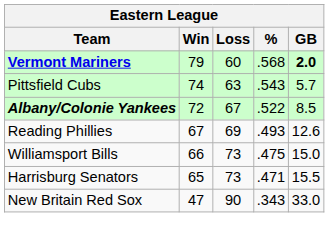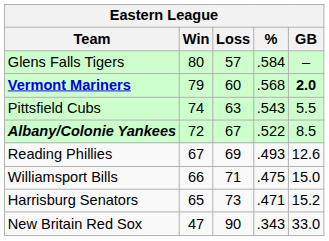+ row: (66, 62)
(306, 85) 5.7 -> (306, 108) 5.5
(233, 154) 73 -> (233, 177) 71
(306, 177) 15.5 -> (306, 200) 15.2
